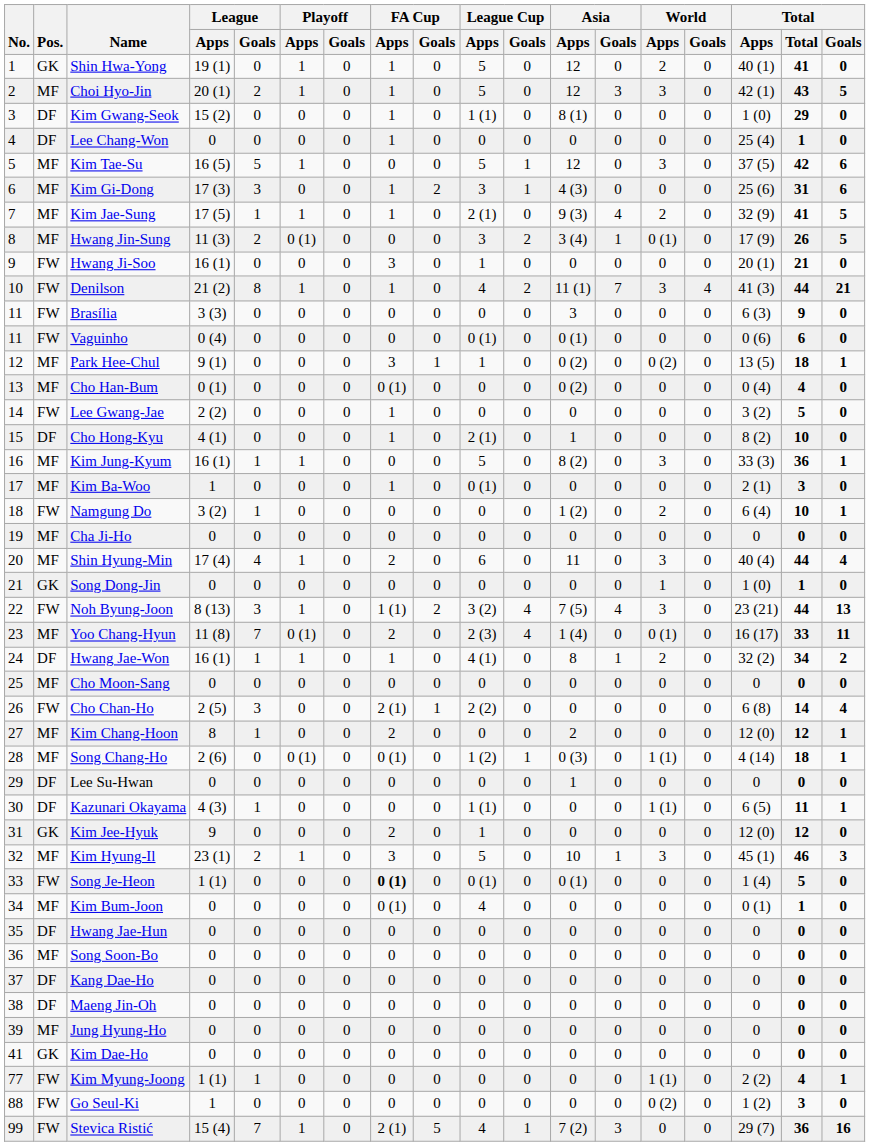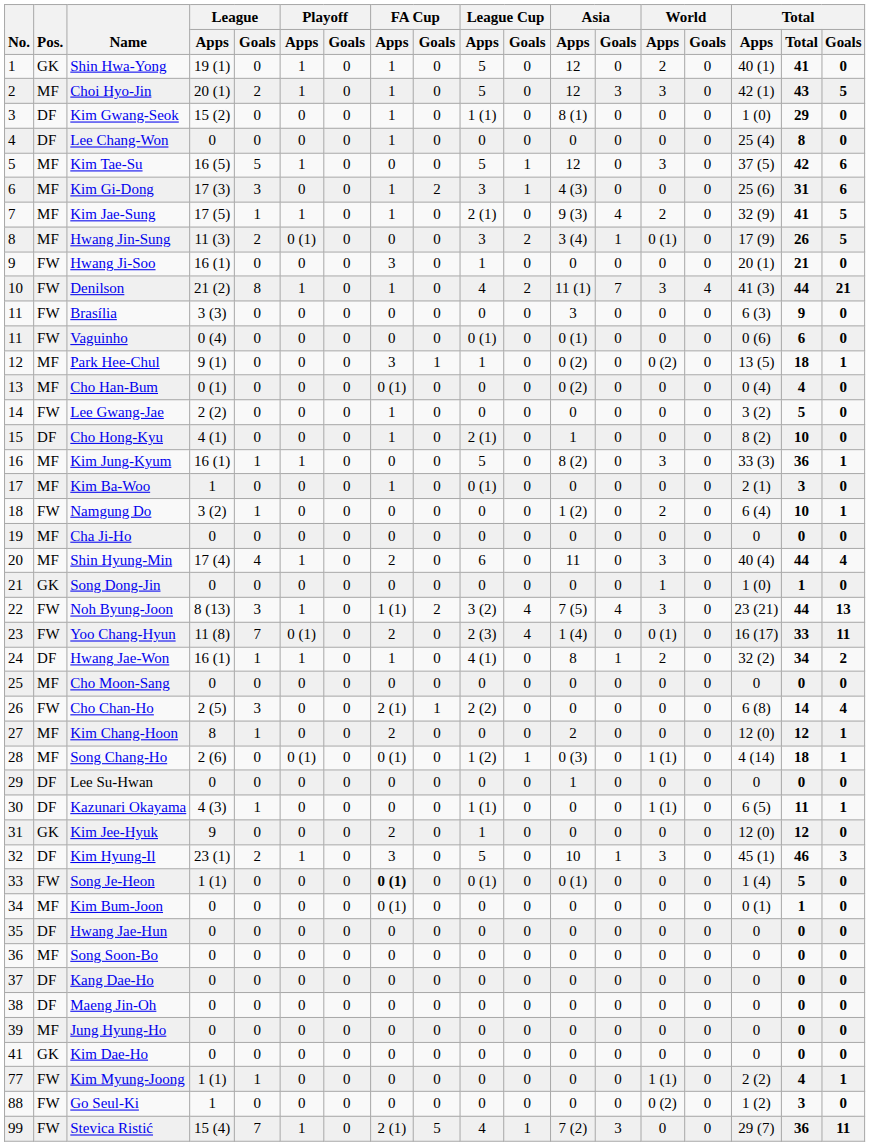(802, 140) 1 -> (802, 140) 8
(48, 634) MF -> (48, 634) FW
(48, 857) MF -> (47, 857) DF
(482, 906) 4 -> (482, 906) 0
(843, 1128) 16 -> (843, 1128) 11
